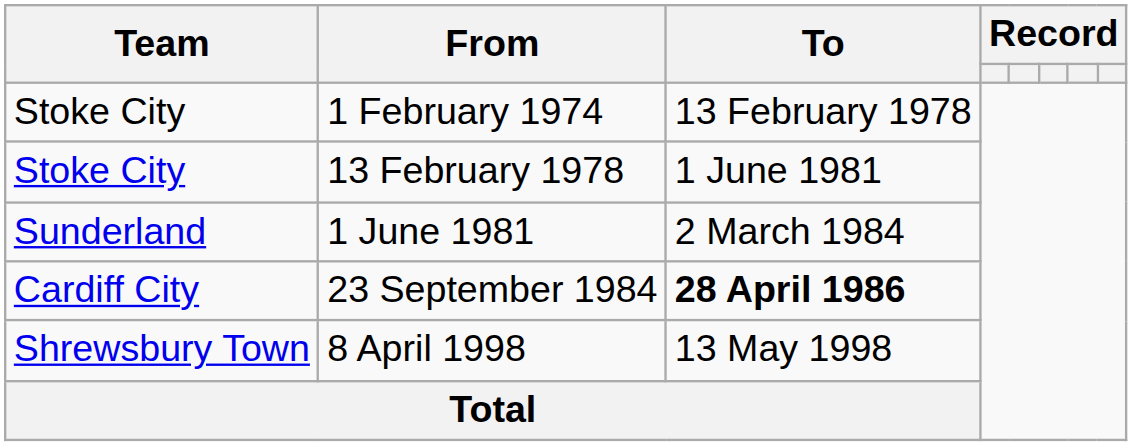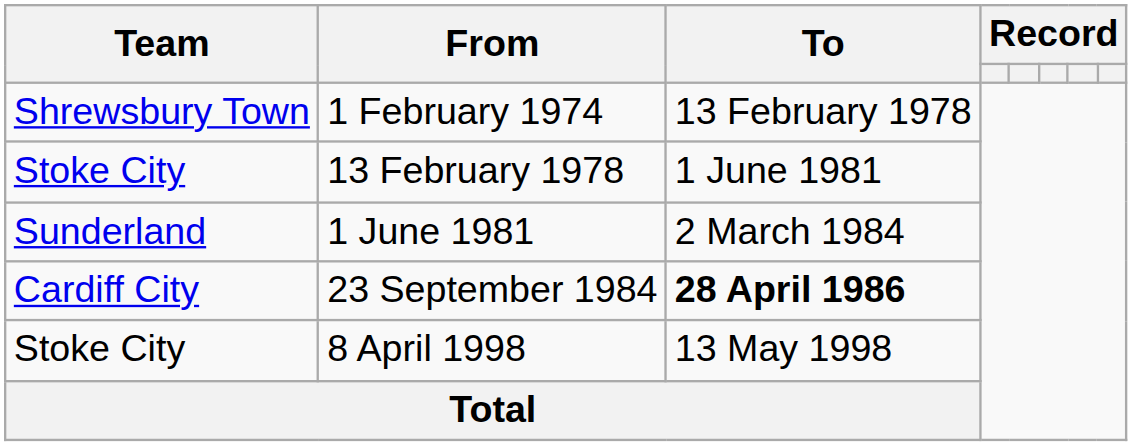(100, 111) Stoke City -> (162, 111) Shrewsbury Town
(162, 349) Shrewsbury Town -> (100, 349) Stoke City
